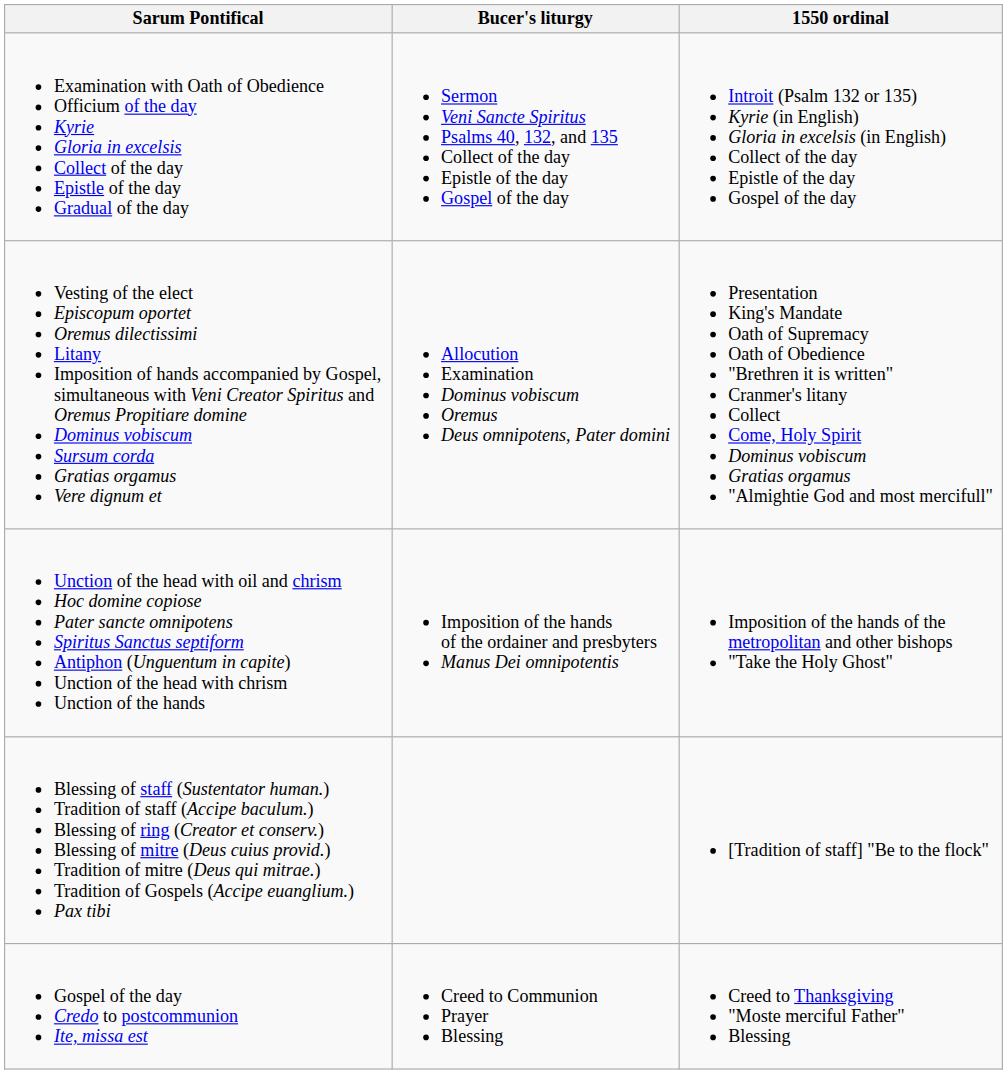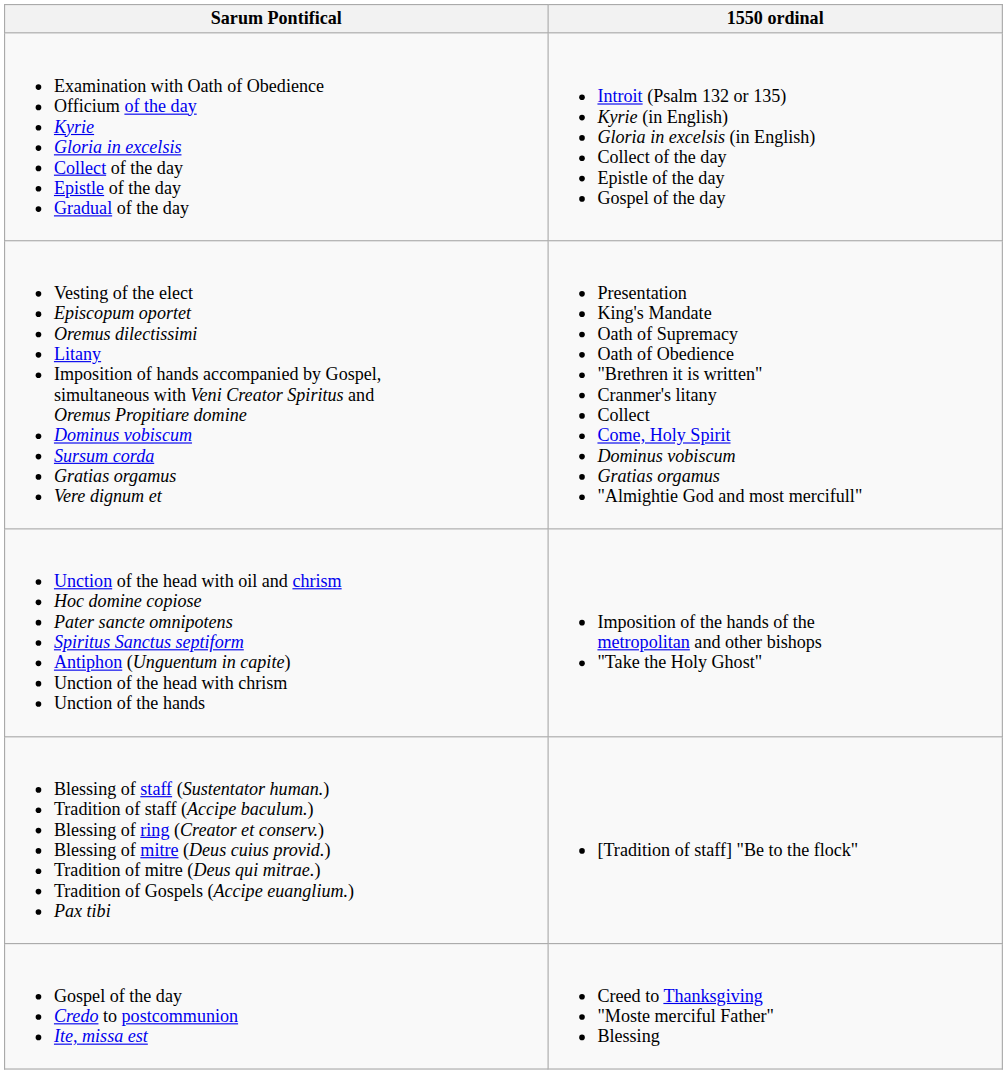- column: (535, 18)
